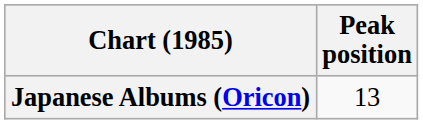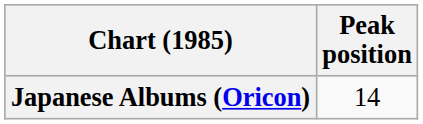(367, 97) 13 -> (367, 97) 14
